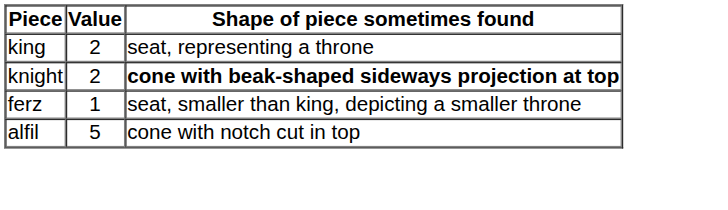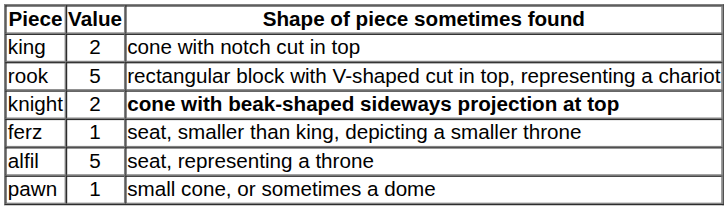(251, 47) seat, representing a throne -> (244, 47) cone with notch cut in top
+ row: (28, 76)
(244, 132) cone with notch cut in top -> (251, 161) seat, representing a throne
+ row: (33, 189)
